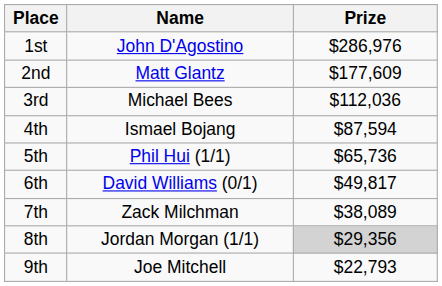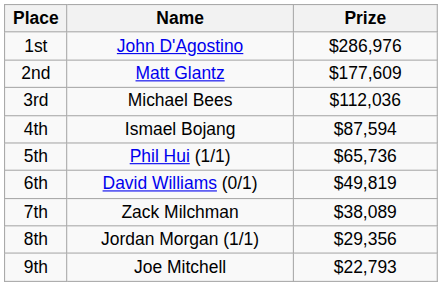(365, 184) $49,817 -> (365, 184) $49,819
(365, 239) lightgrey background -> (365, 239) no background
